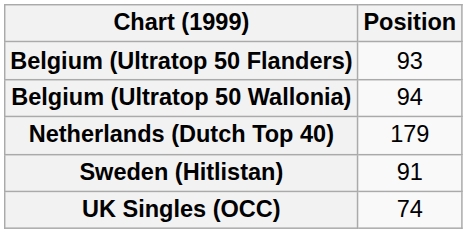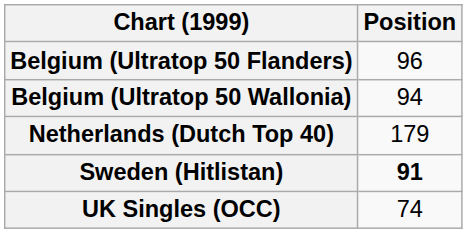(410, 60) 93 -> (410, 60) 96
(410, 172) normal -> (410, 172) bold
